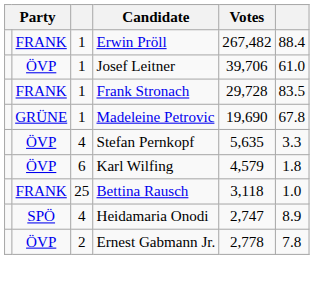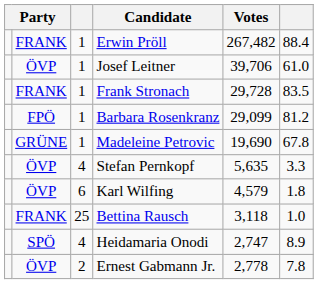+ row: (158, 117)
